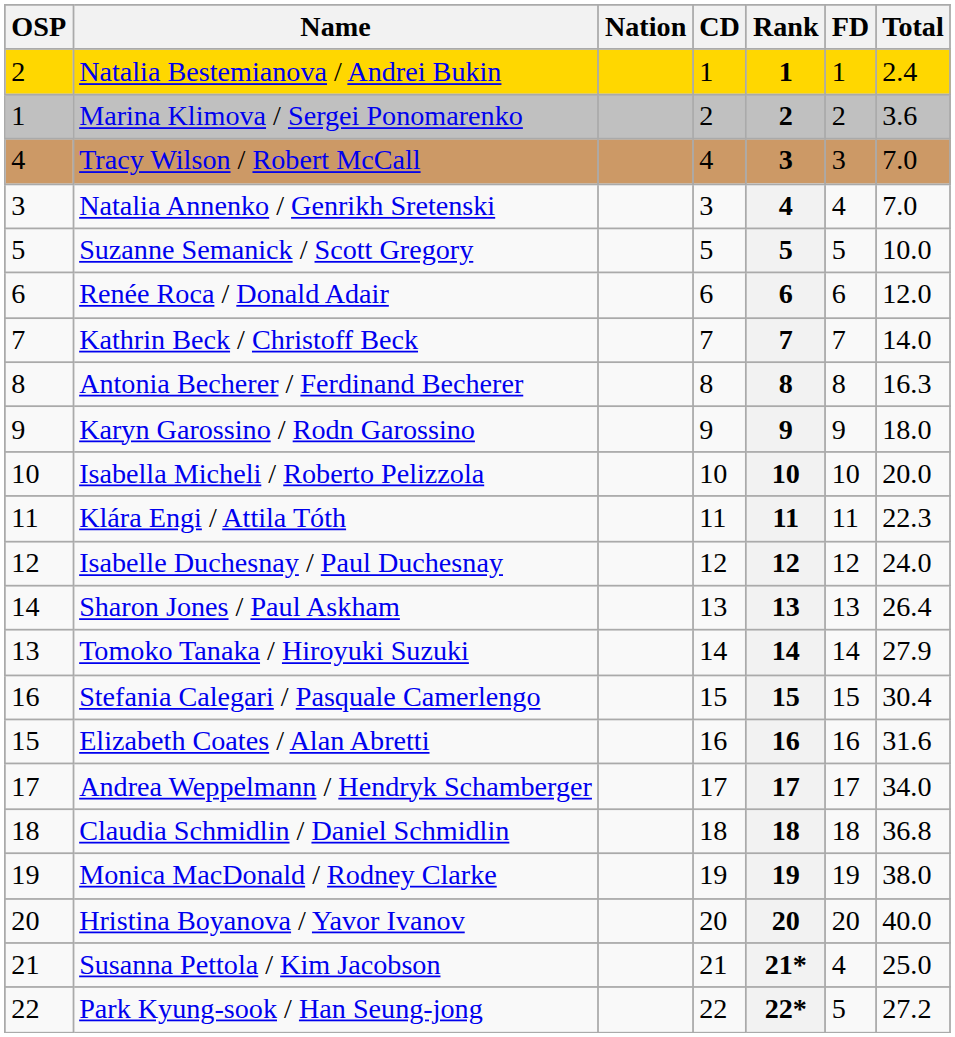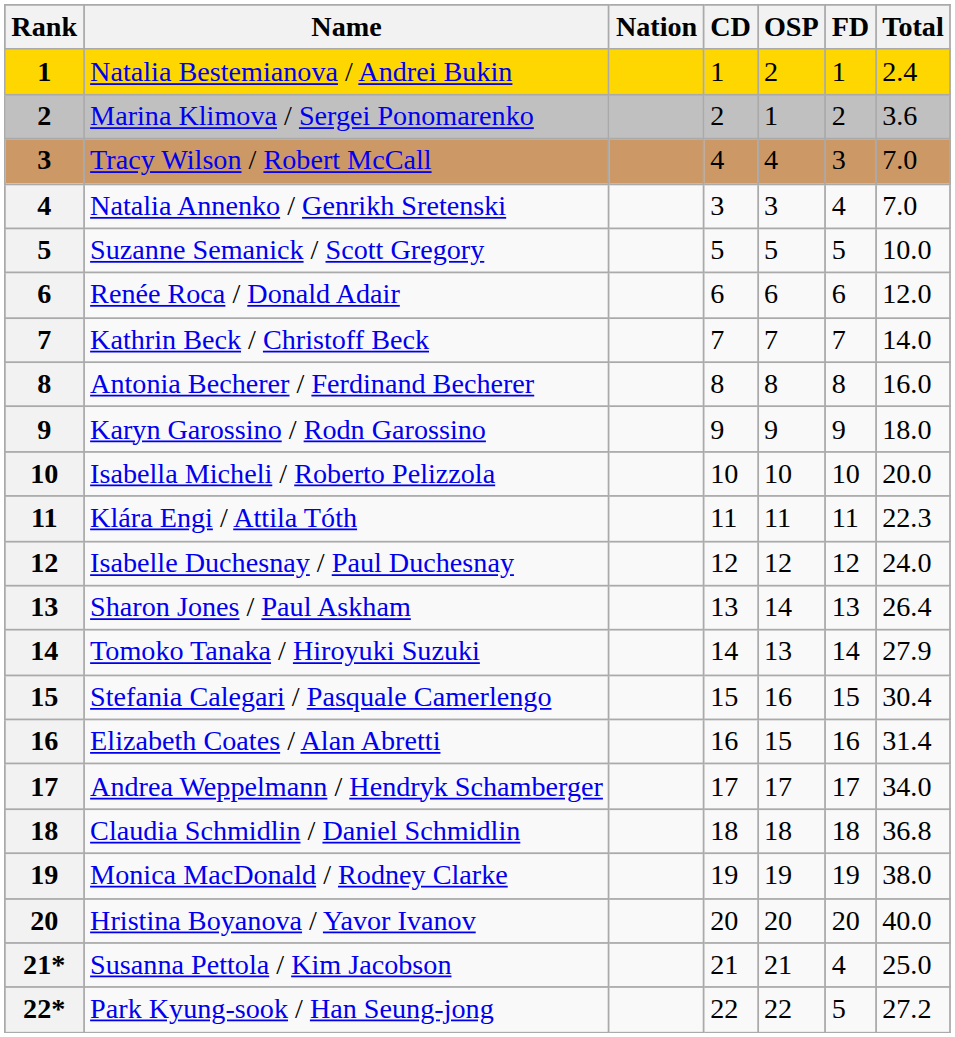columns swapped: (786, 26) <-> (39, 26)
(907, 384) 16.3 -> (907, 384) 16.0
(907, 741) 31.6 -> (907, 741) 31.4
